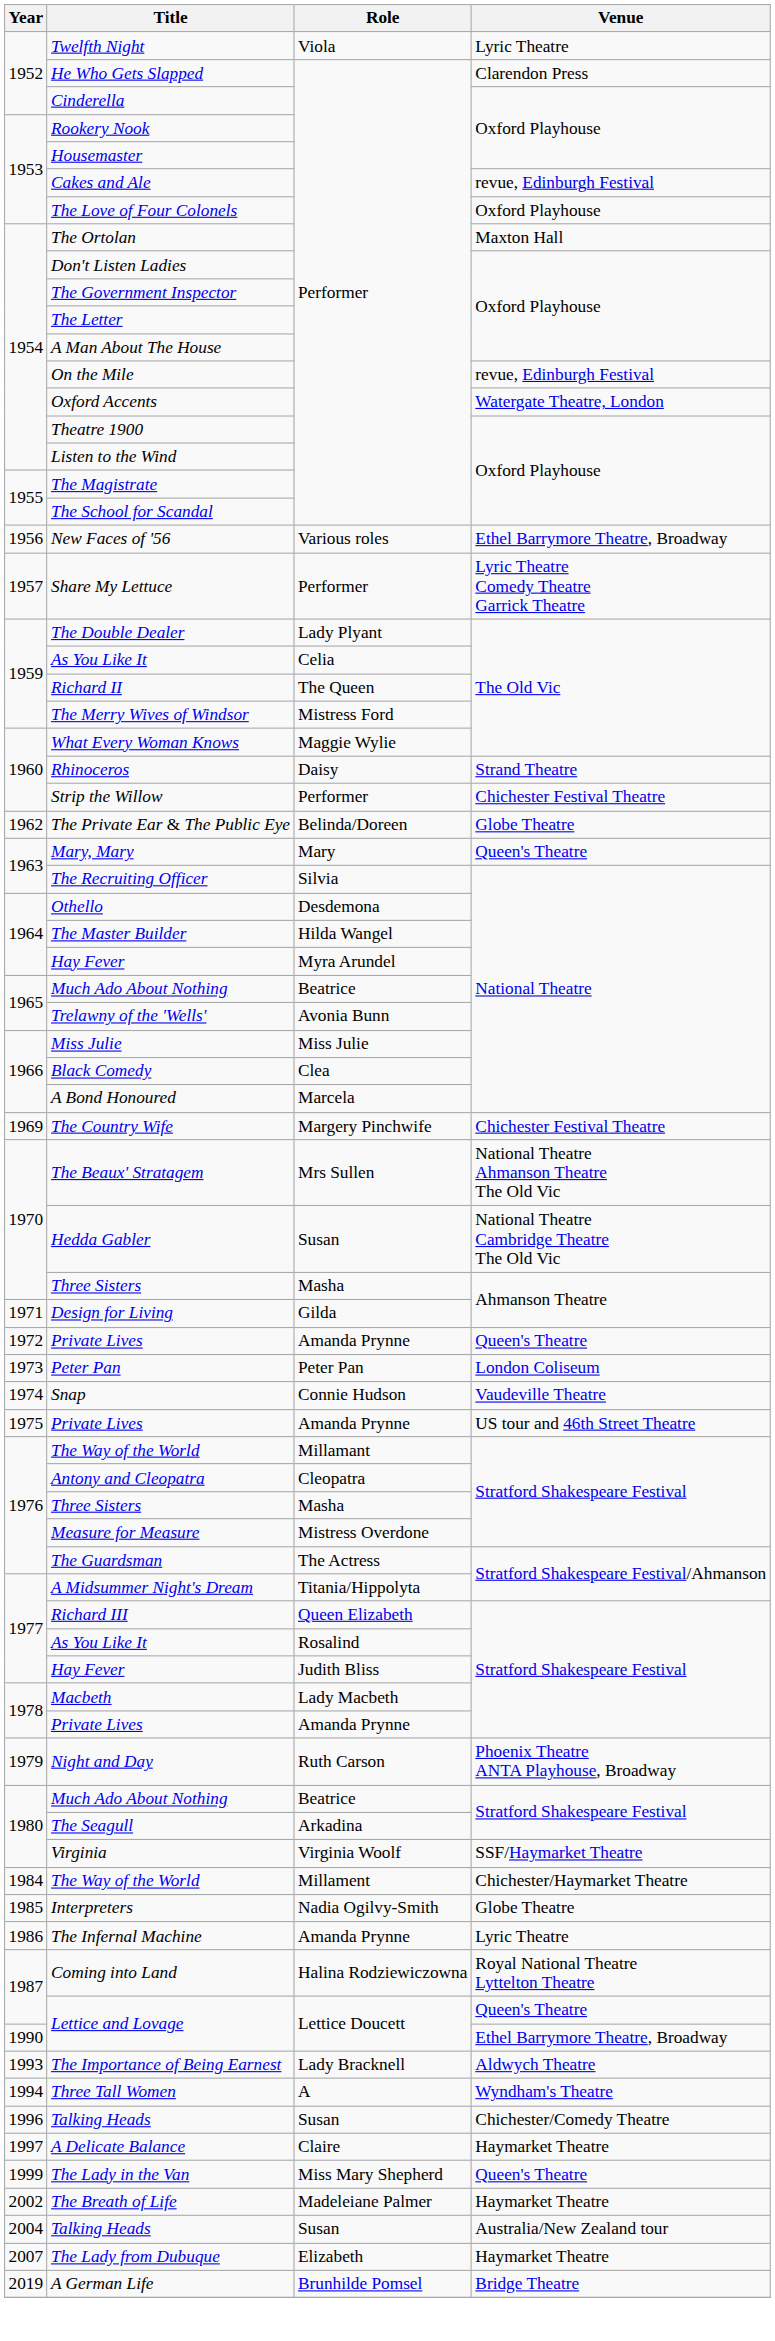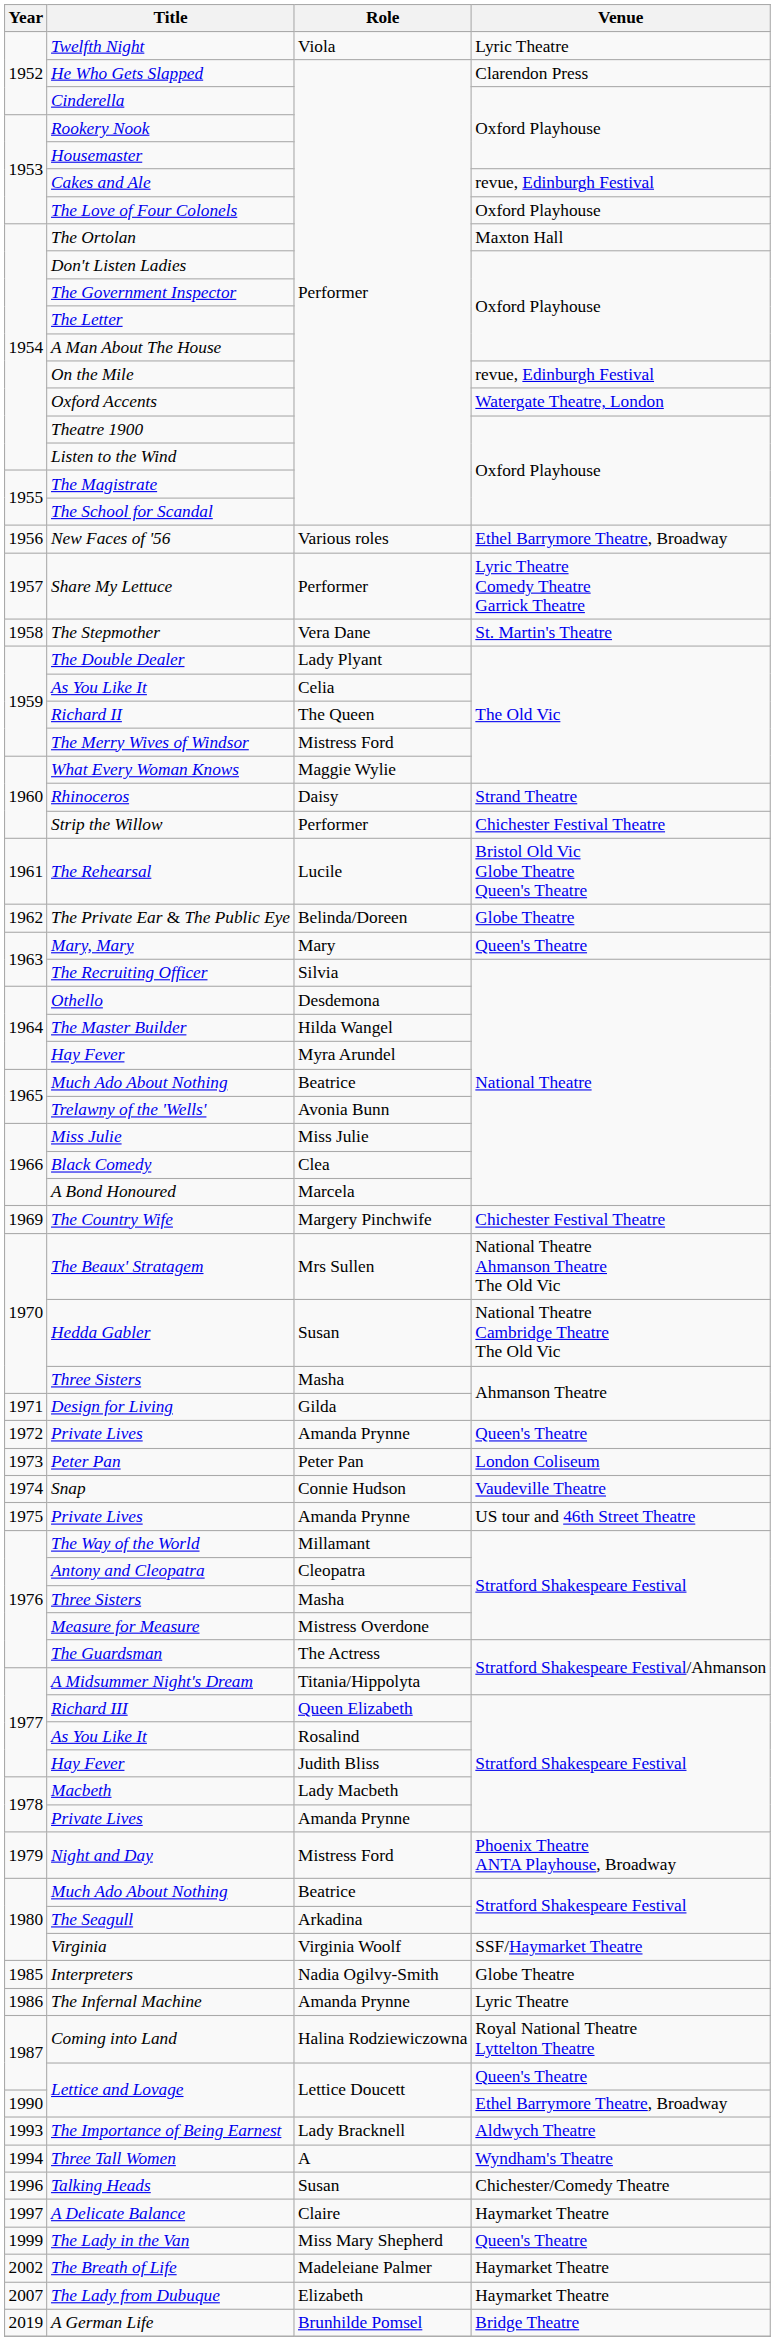+ row: (26, 632)
+ row: (26, 871)
(341, 1761) Ruth Carson -> (346, 1855) Mistress Ford
- row: (26, 1880)
- row: (26, 2229)
